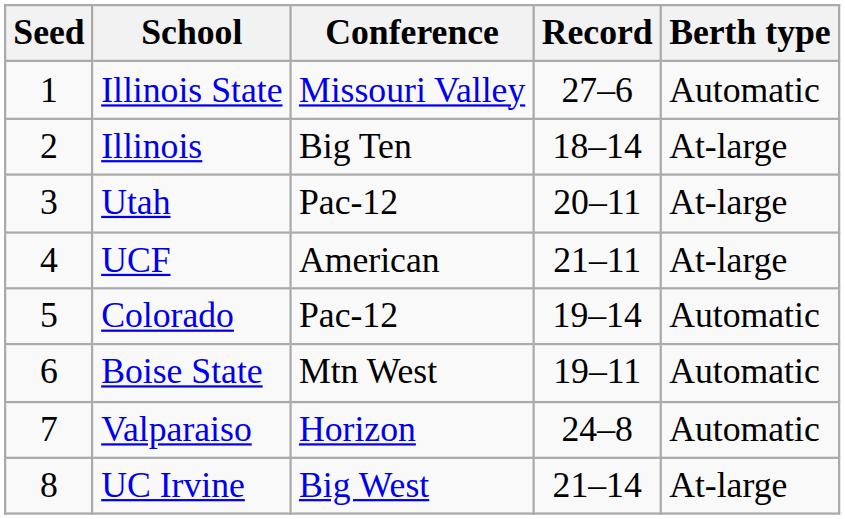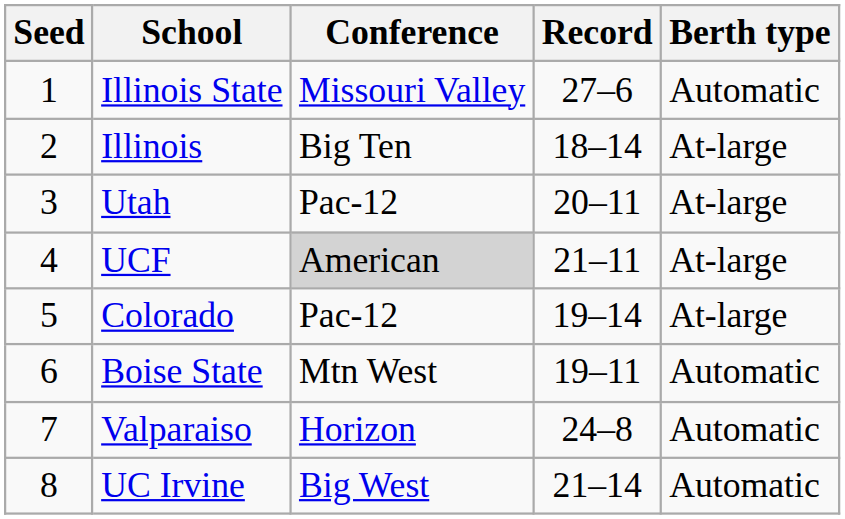(369, 259) no background -> (369, 259) lightgrey background
(744, 315) Automatic -> (728, 315) At-large
(728, 485) At-large -> (744, 485) Automatic
